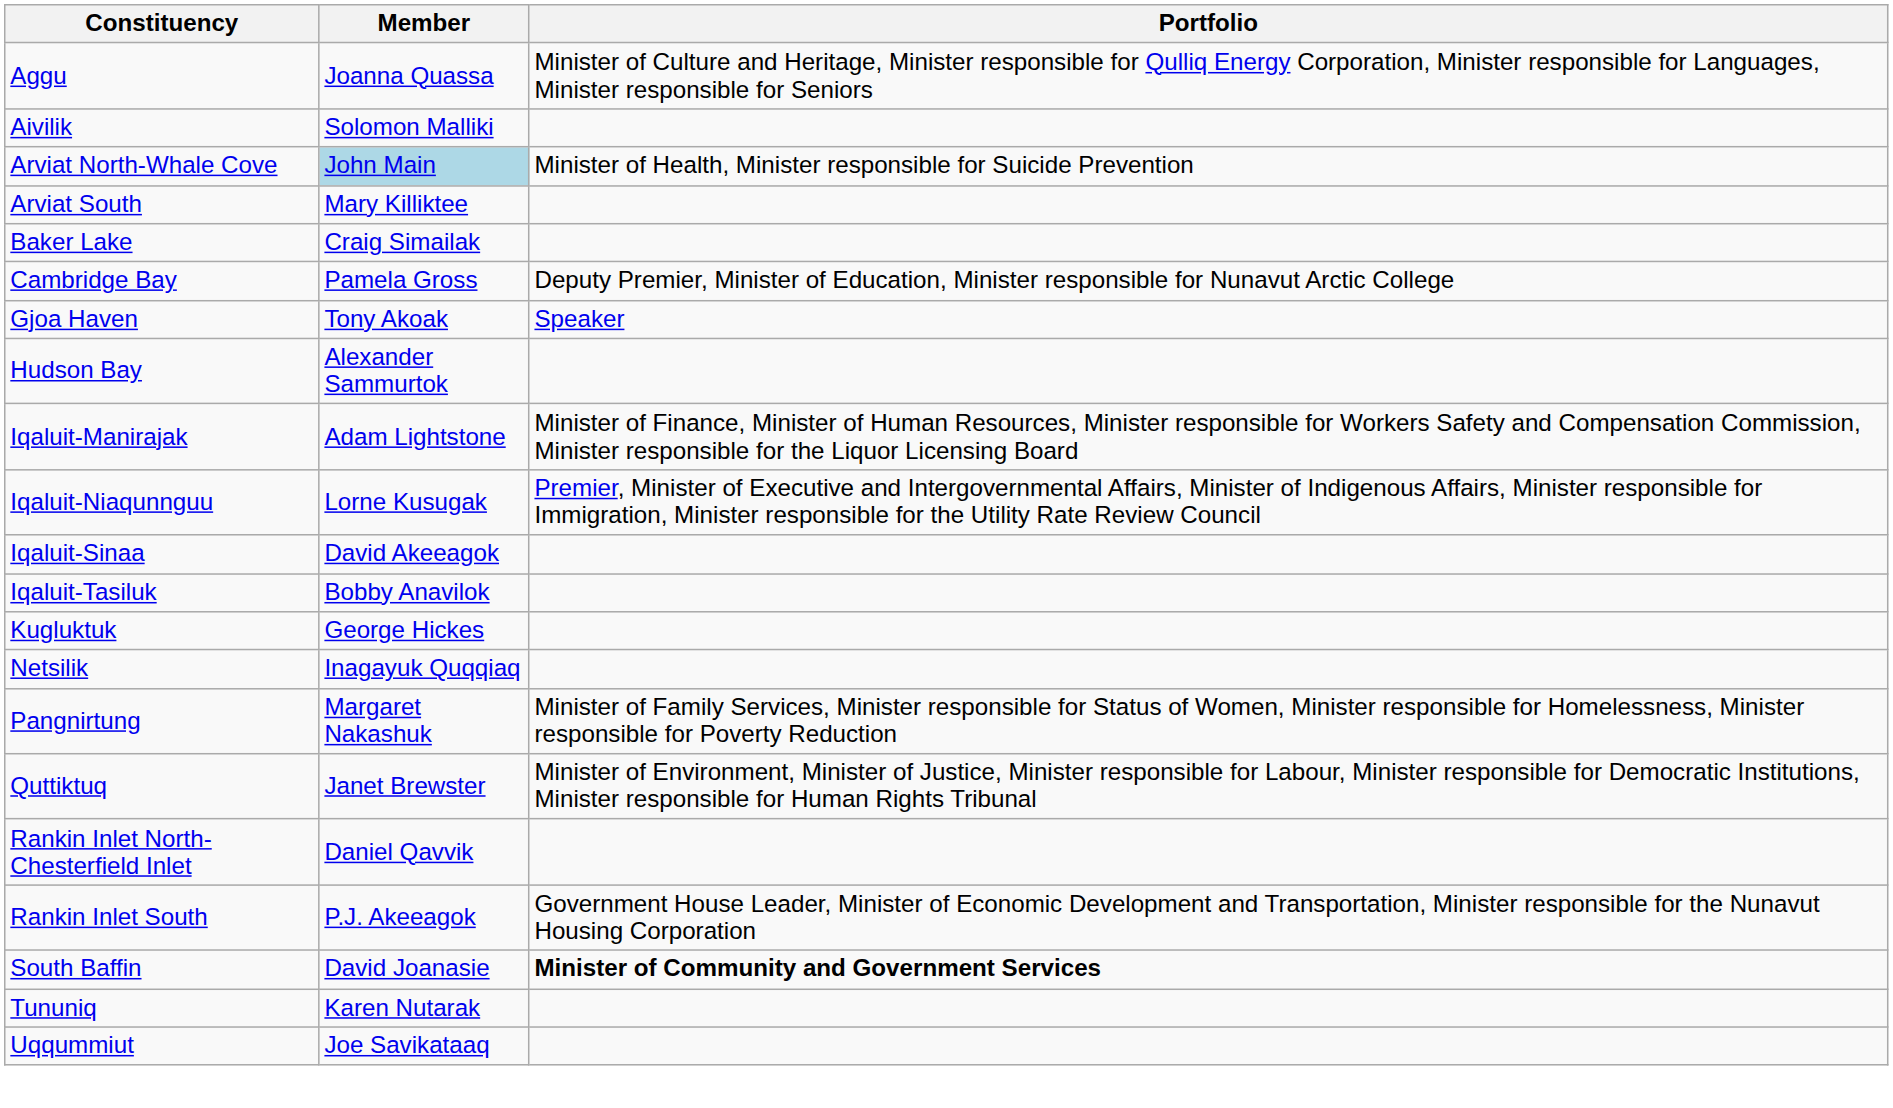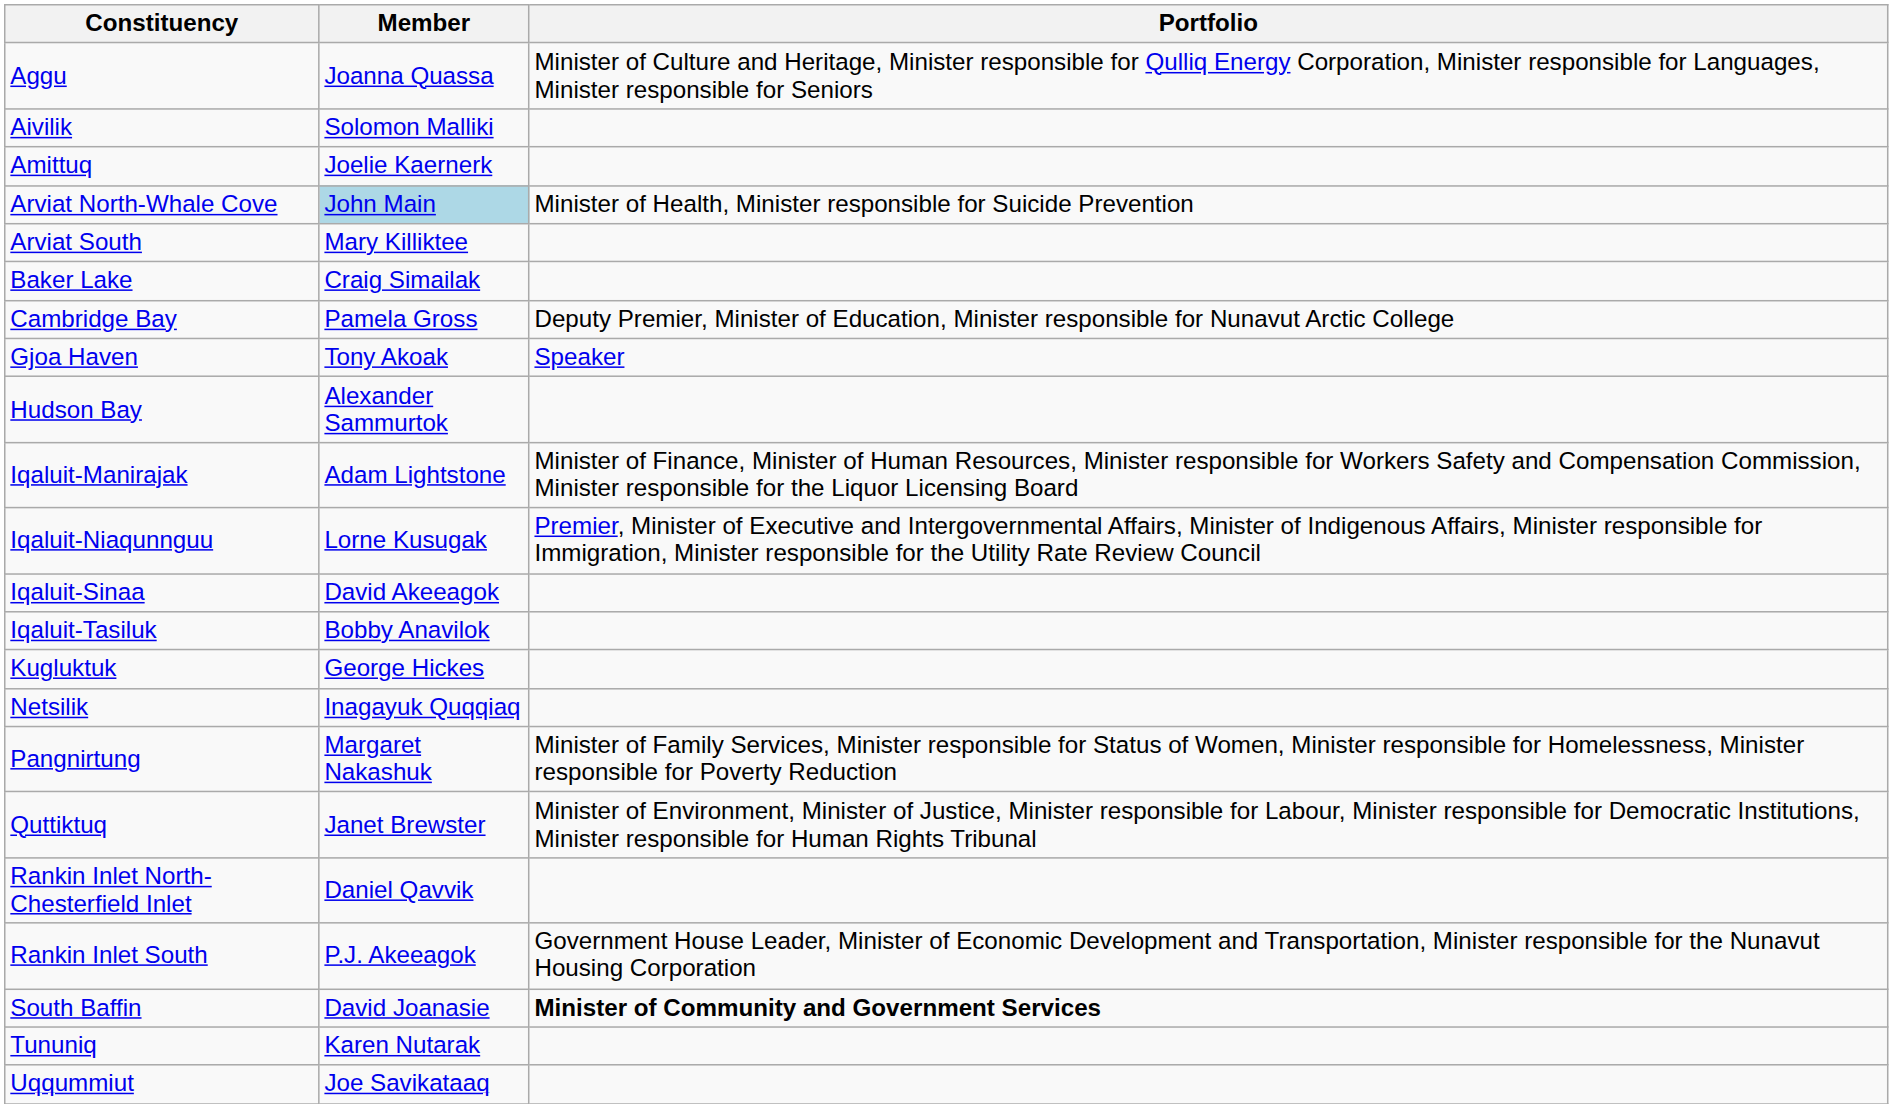+ row: (51, 165)
